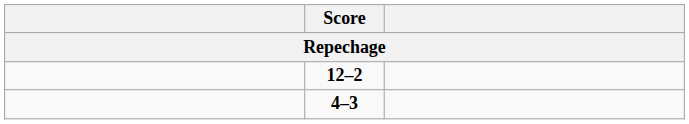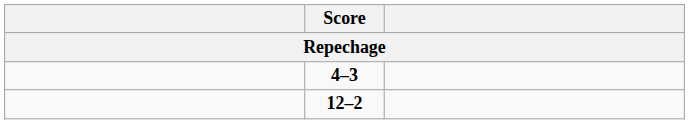rows swapped: (344, 103) <-> (344, 75)
